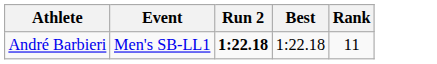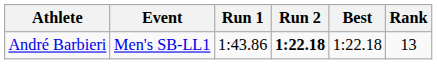+ column: (243, 18)
(352, 45) 11 -> (409, 45) 13
